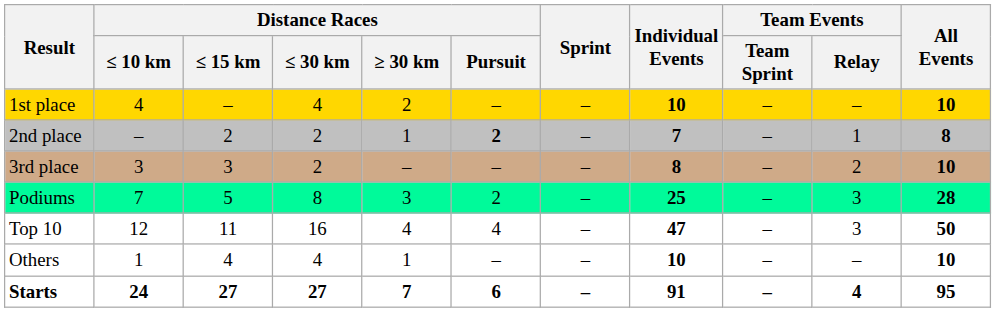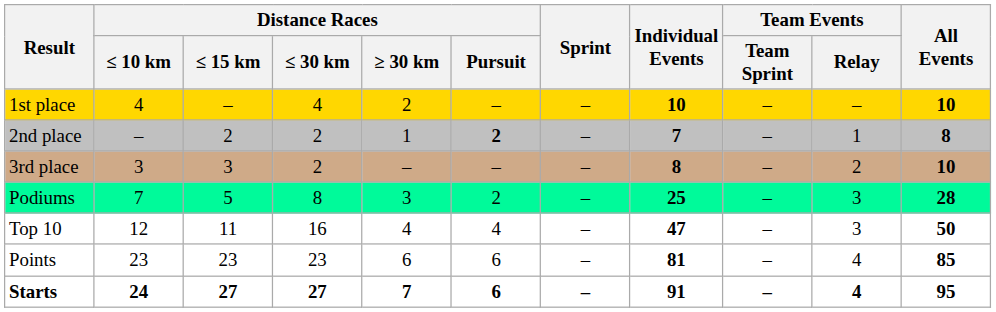+ row: (33, 260)
- row: (34, 260)
